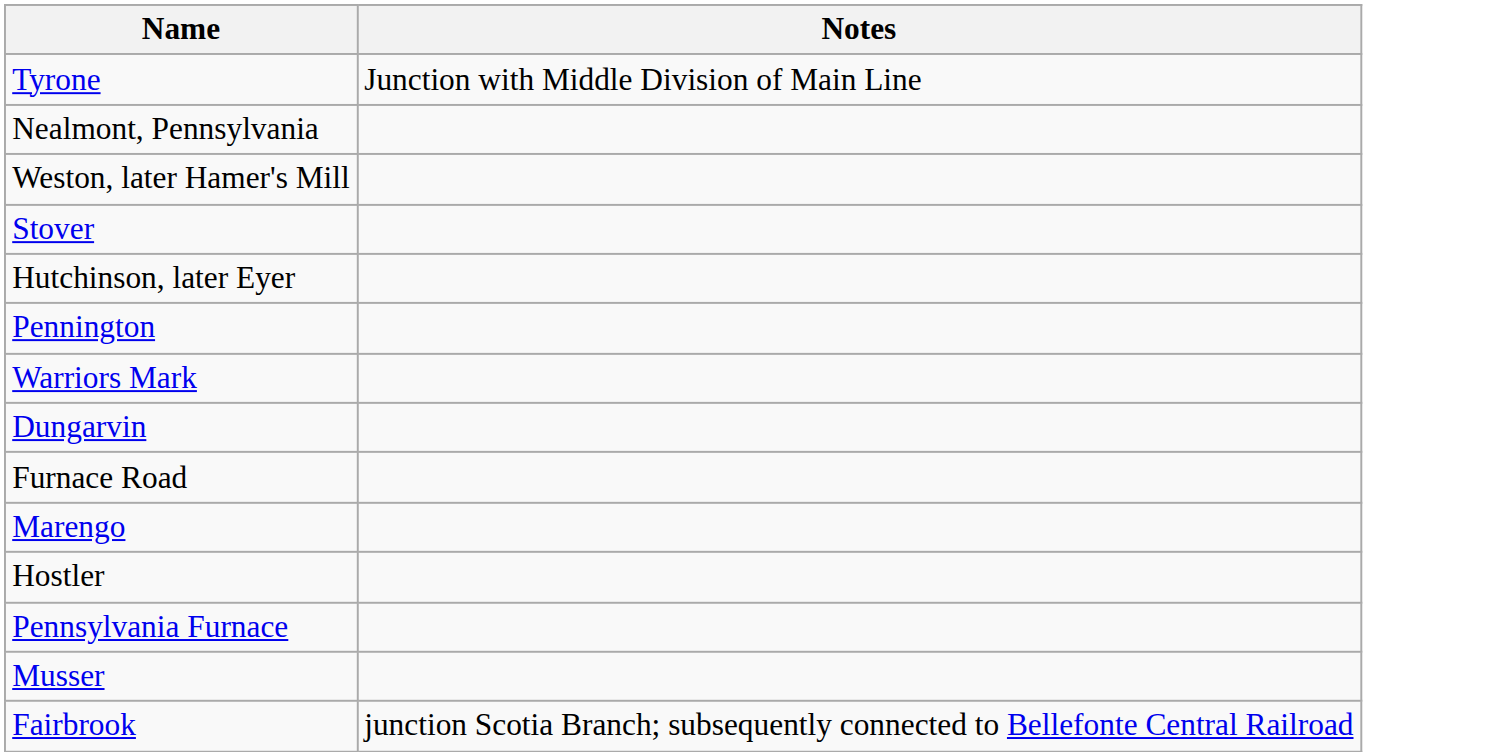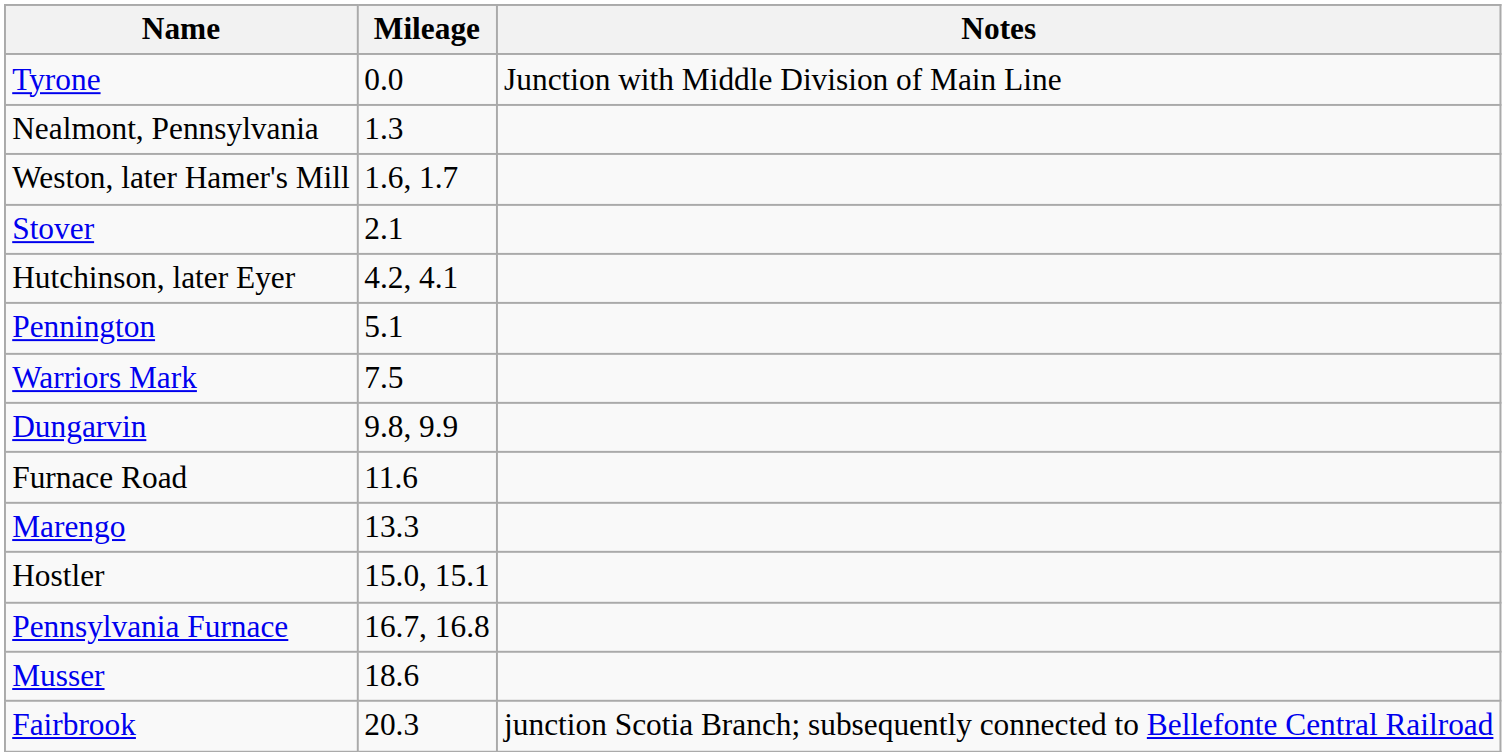+ column: (427, 29)
